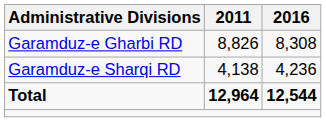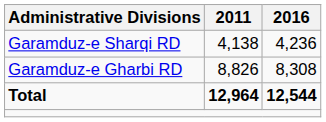rows swapped: (95, 43) <-> (94, 69)
